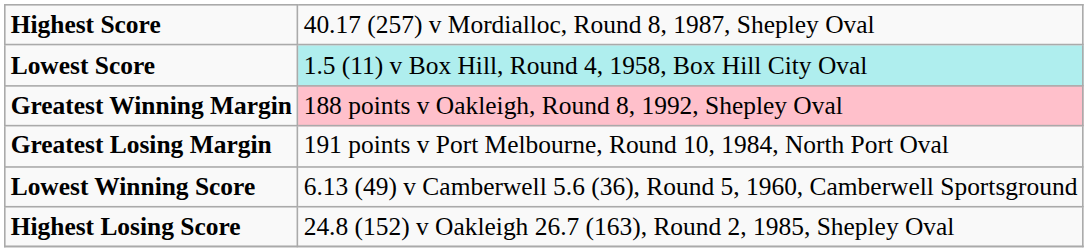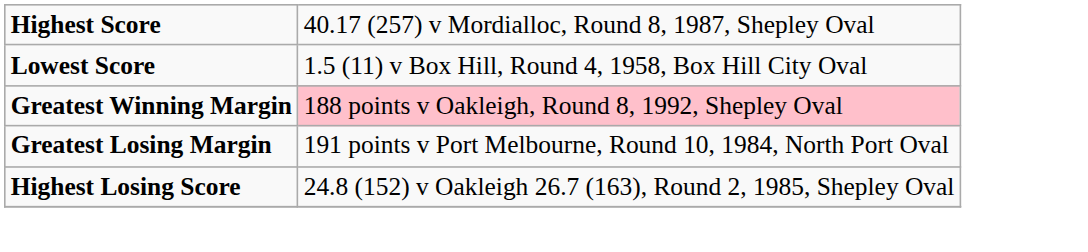(586, 65) paleturquoise background -> (586, 65) no background
- row: (133, 186)
